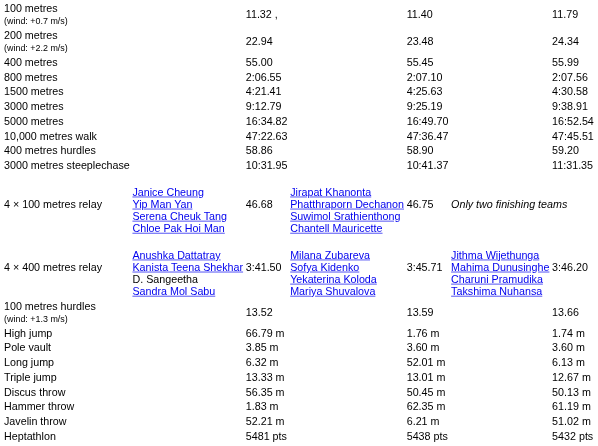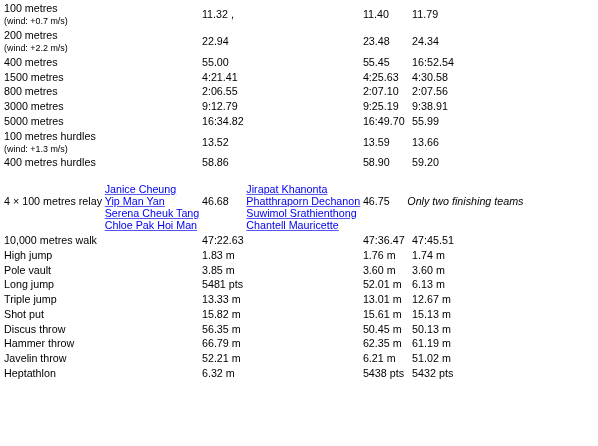(566, 62) 55.99 -> (433, 62) 16:52.54
rows swapped: (31, 77) <-> (34, 92)
(573, 121) 16:52.54 -> (426, 121) 55.99
rows swapped: (50, 312) <-> (50, 136)
- row: (67, 165)
- row: (53, 267)
(265, 333) 66.79 m -> (218, 255) 1.83 m
(262, 362) 6.32 m -> (223, 285) 5481 pts
+ row: (24, 314)
(262, 407) 1.83 m -> (221, 344) 66.79 m
(266, 436) 5481 pts -> (218, 373) 6.32 m
